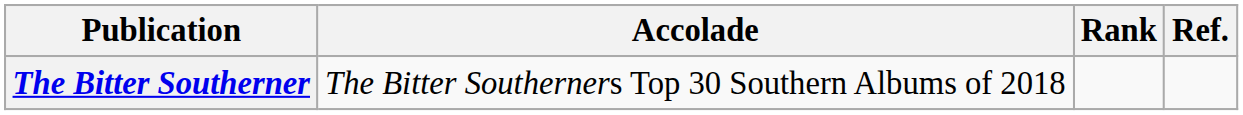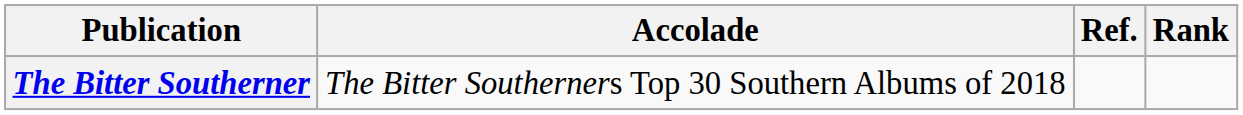columns swapped: (1119, 30) <-> (1200, 30)
